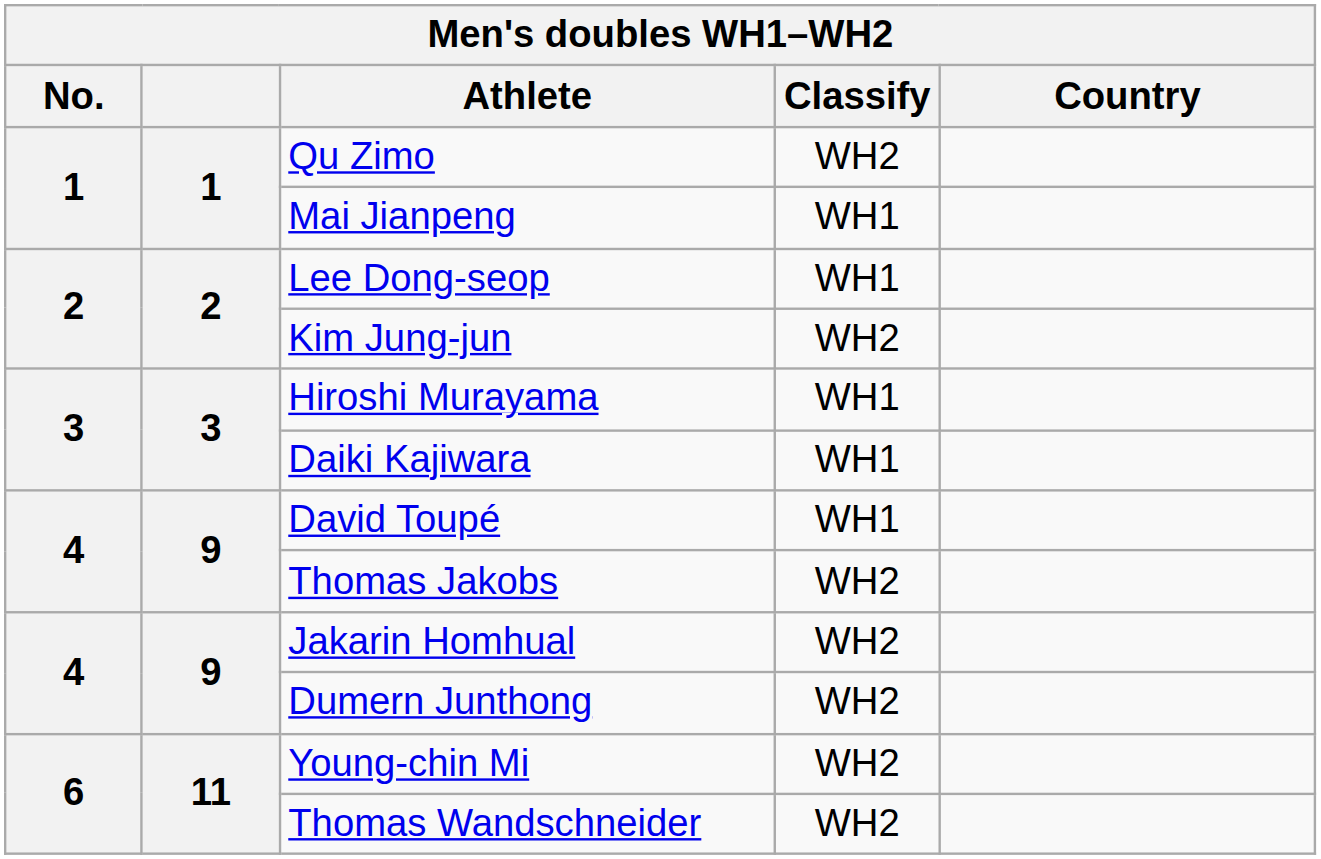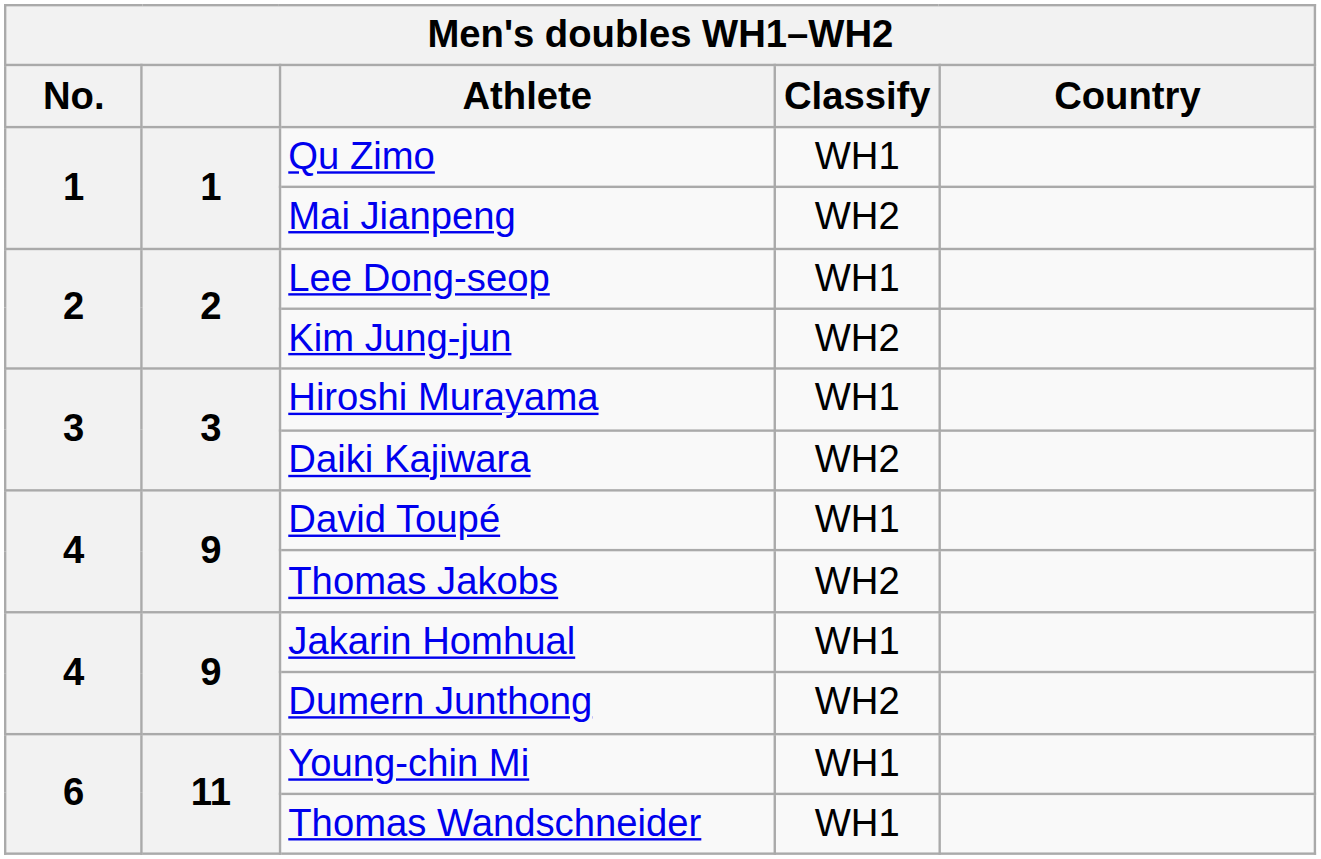(857, 156) WH2 -> (857, 156) WH1
(857, 216) WH1 -> (857, 216) WH2
(857, 459) WH1 -> (857, 459) WH2
(857, 641) WH2 -> (857, 641) WH1
(857, 762) WH2 -> (857, 762) WH1
(857, 823) WH2 -> (857, 823) WH1
